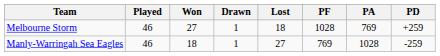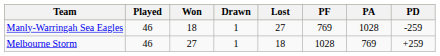rows swapped: (42, 28) <-> (65, 43)
